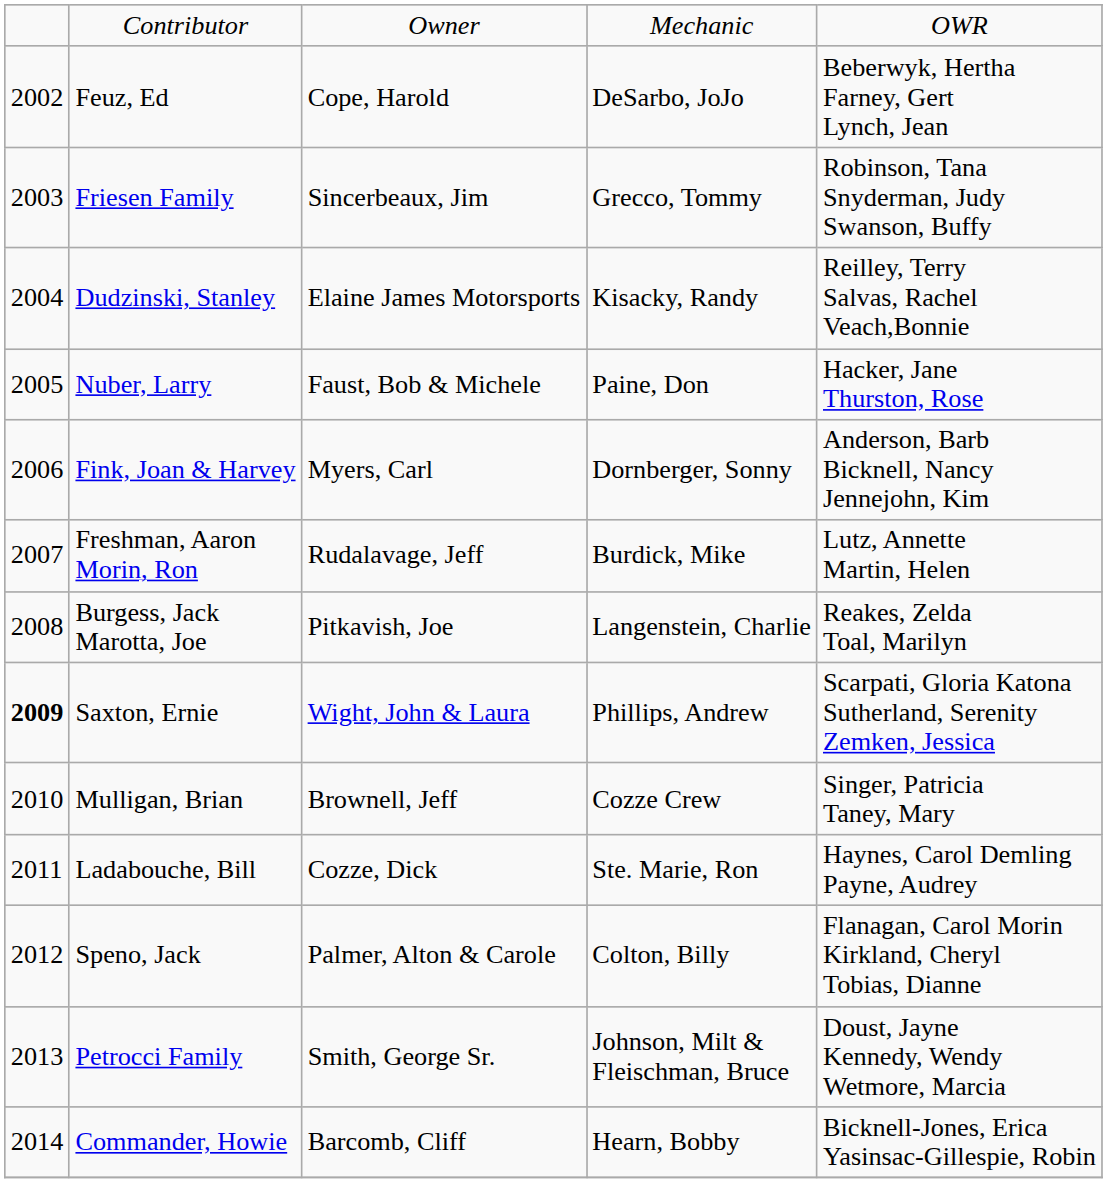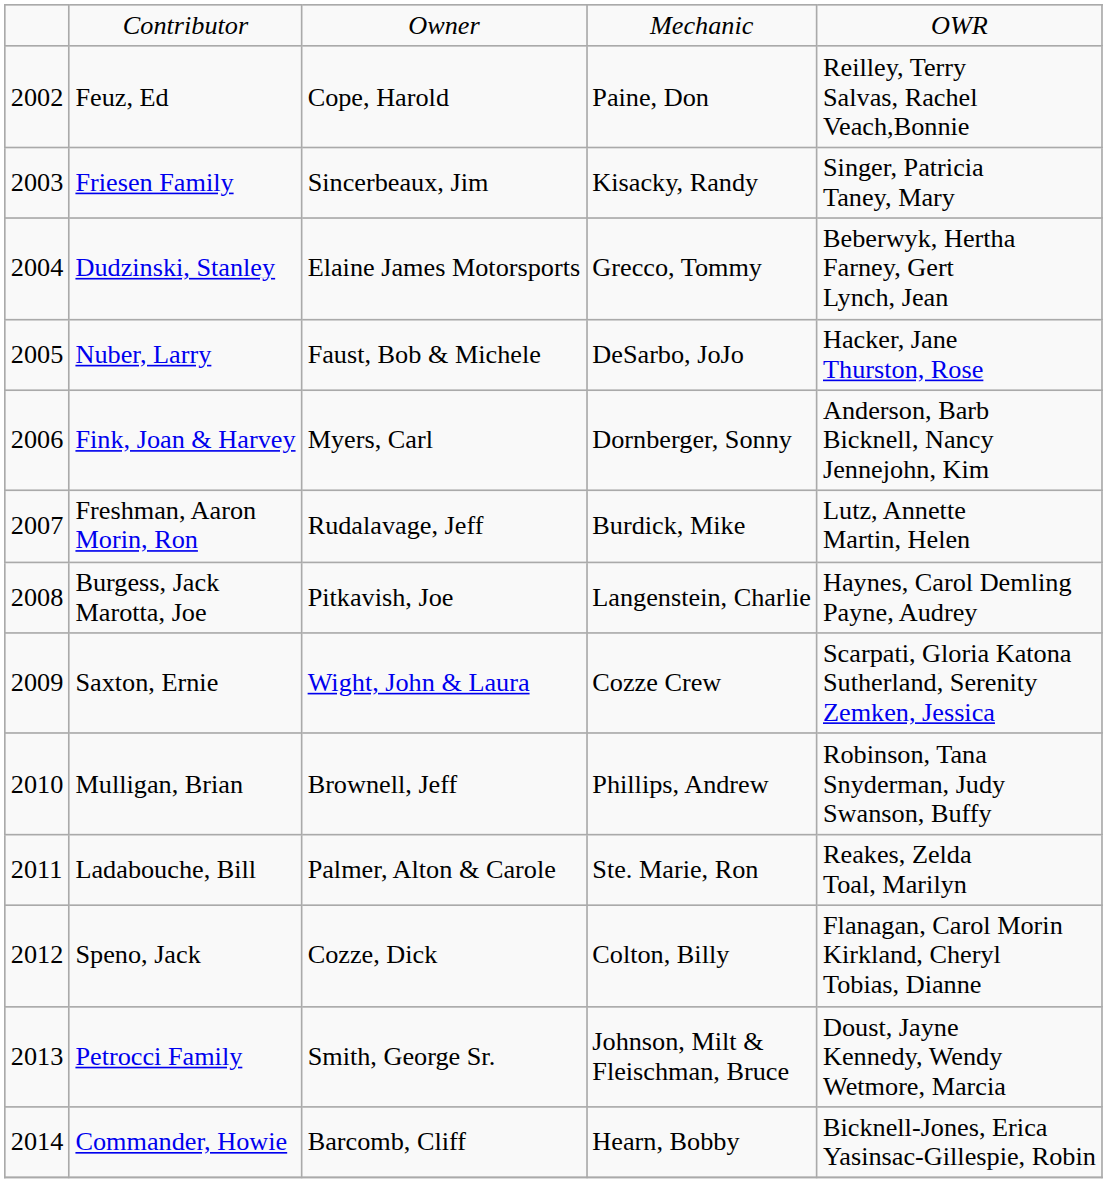(668, 96) DeSarbo, JoJo -> (651, 96) Paine, Don
(919, 96) Beberwyk, Hertha Farney, Gert Lynch, Jean -> (900, 96) Reilley, Terry Salvas, Rachel Veach,Bonnie
(677, 197) Grecco, Tommy -> (675, 182) Kisacky, Randy
(914, 197) Robinson, Tana Snyderman, Judy Swanson, Buffy -> (903, 182) Singer, Patricia Taney, Mary
(675, 297) Kisacky, Randy -> (677, 268) Grecco, Tommy
(900, 297) Reilley, Terry Salvas, Rachel Veach,Bonnie -> (919, 268) Beberwyk, Hertha Farney, Gert Lynch, Jean
(651, 383) Paine, Don -> (668, 354) DeSarbo, JoJo
(897, 626) Reakes, Zelda Toal, Marilyn -> (947, 597) Haynes, Carol Demling Payne, Audrey
(37, 712) bold -> (37, 682) normal
(680, 712) Phillips, Andrew -> (657, 682) Cozze Crew
(657, 798) Cozze Crew -> (680, 783) Phillips, Andrew
(903, 798) Singer, Patricia Taney, Mary -> (914, 783) Robinson, Tana Snyderman, Judy Swanson, Buffy
(372, 869) Cozze, Dick -> (432, 869) Palmer, Alton & Carole
(947, 869) Haynes, Carol Demling Payne, Audrey -> (897, 869) Reakes, Zelda Toal, Marilyn
(432, 955) Palmer, Alton & Carole -> (372, 955) Cozze, Dick
